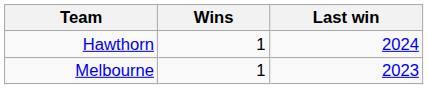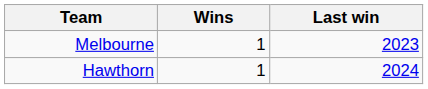rows swapped: (115, 70) <-> (118, 44)
